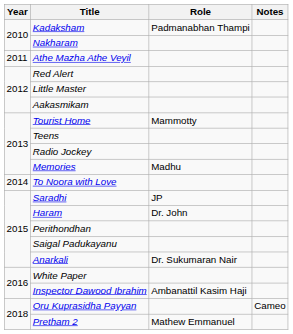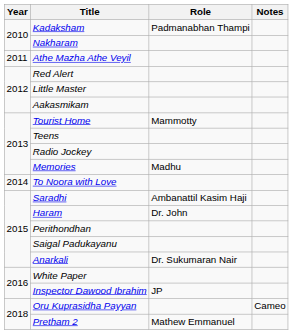(157, 197) JP -> (199, 197) Ambanattil Kasim Haji
(199, 290) Ambanattil Kasim Haji -> (157, 290) JP
